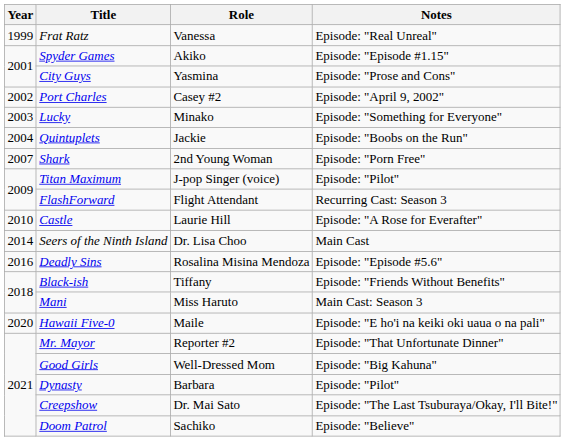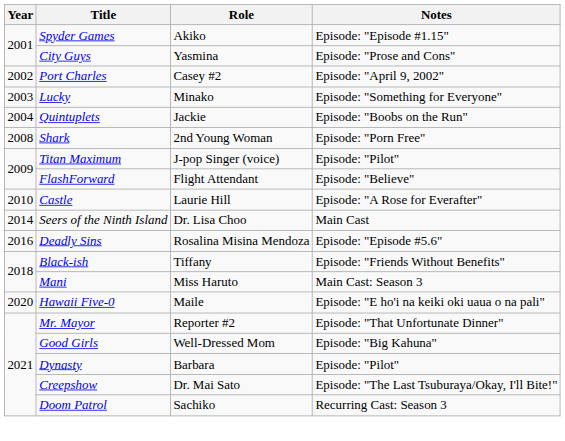- row: (64, 35)
(20, 158) 2007 -> (20, 138) 2008
(381, 199) Recurring Cast: Season 3 -> (365, 179) Episode: "Believe"
(365, 425) Episode: "Believe" -> (381, 405) Recurring Cast: Season 3
